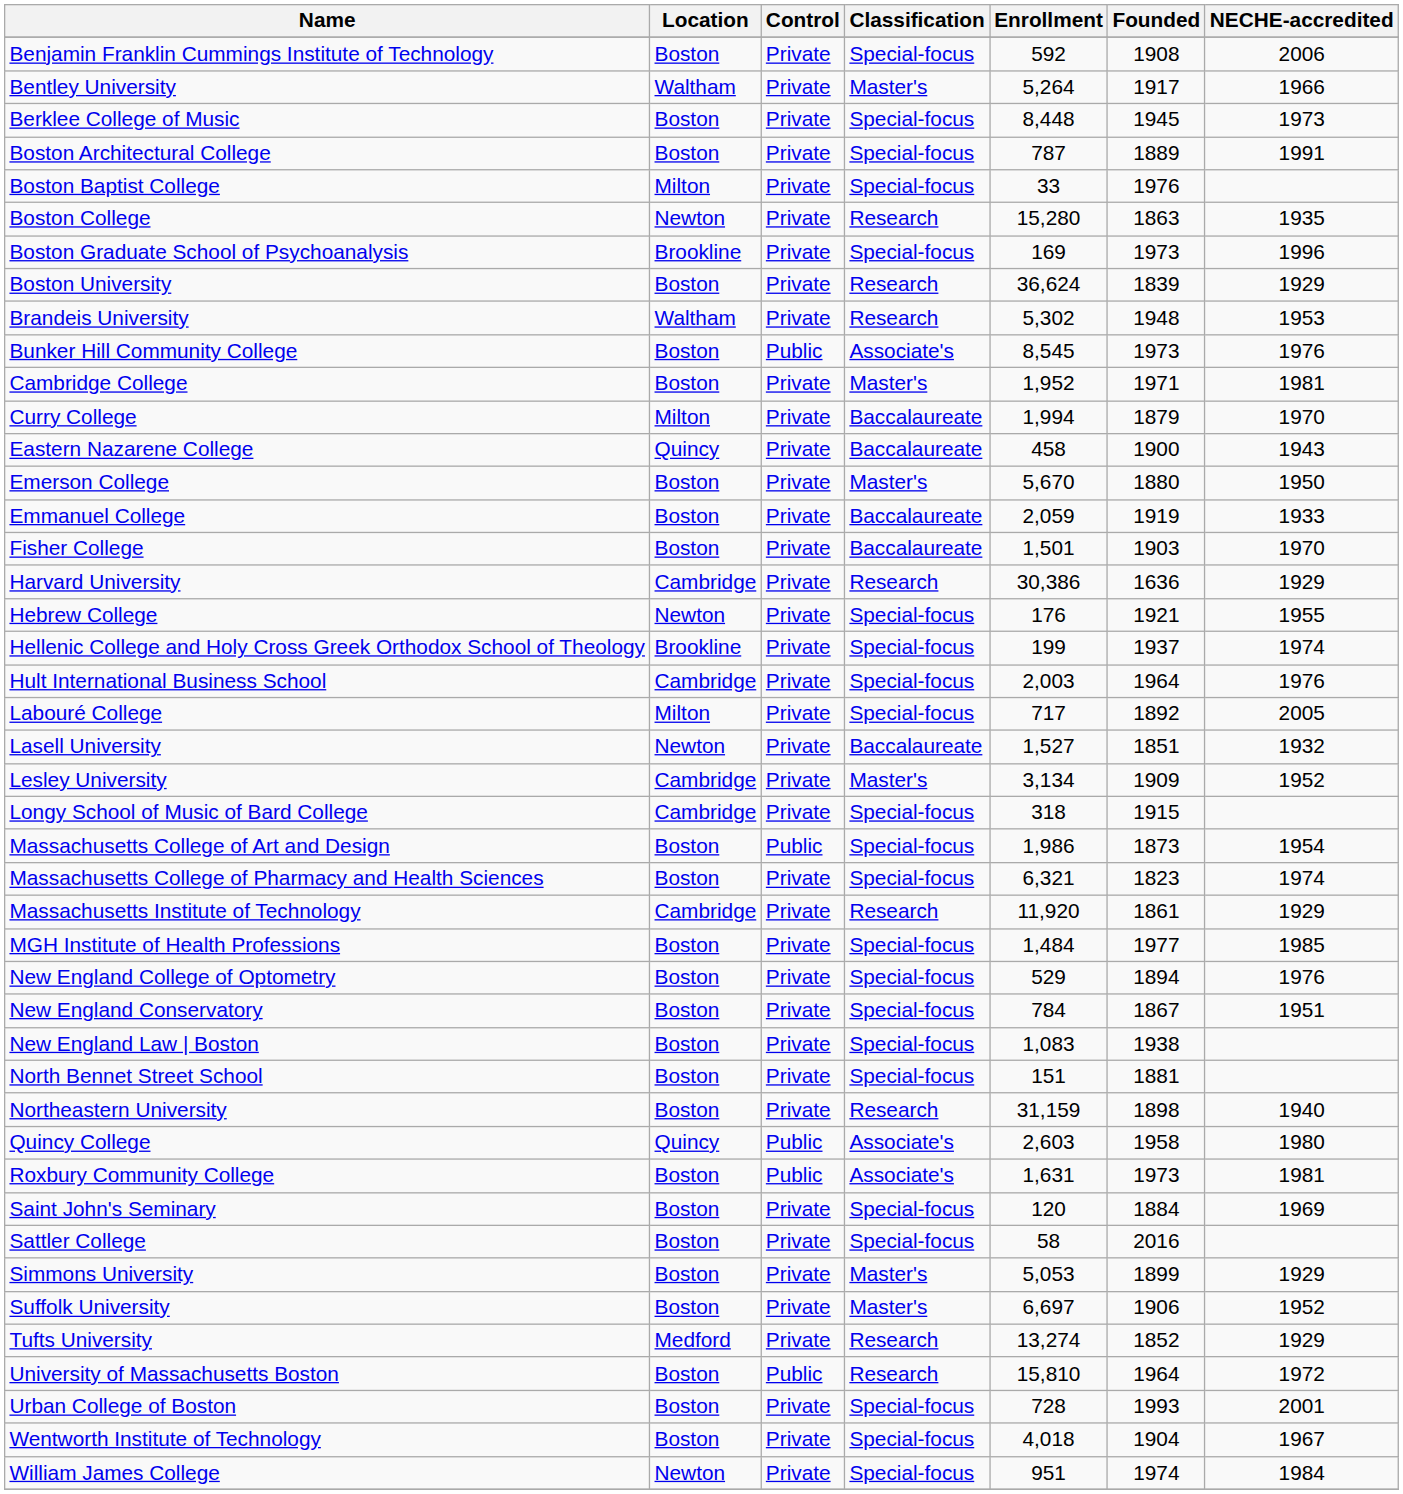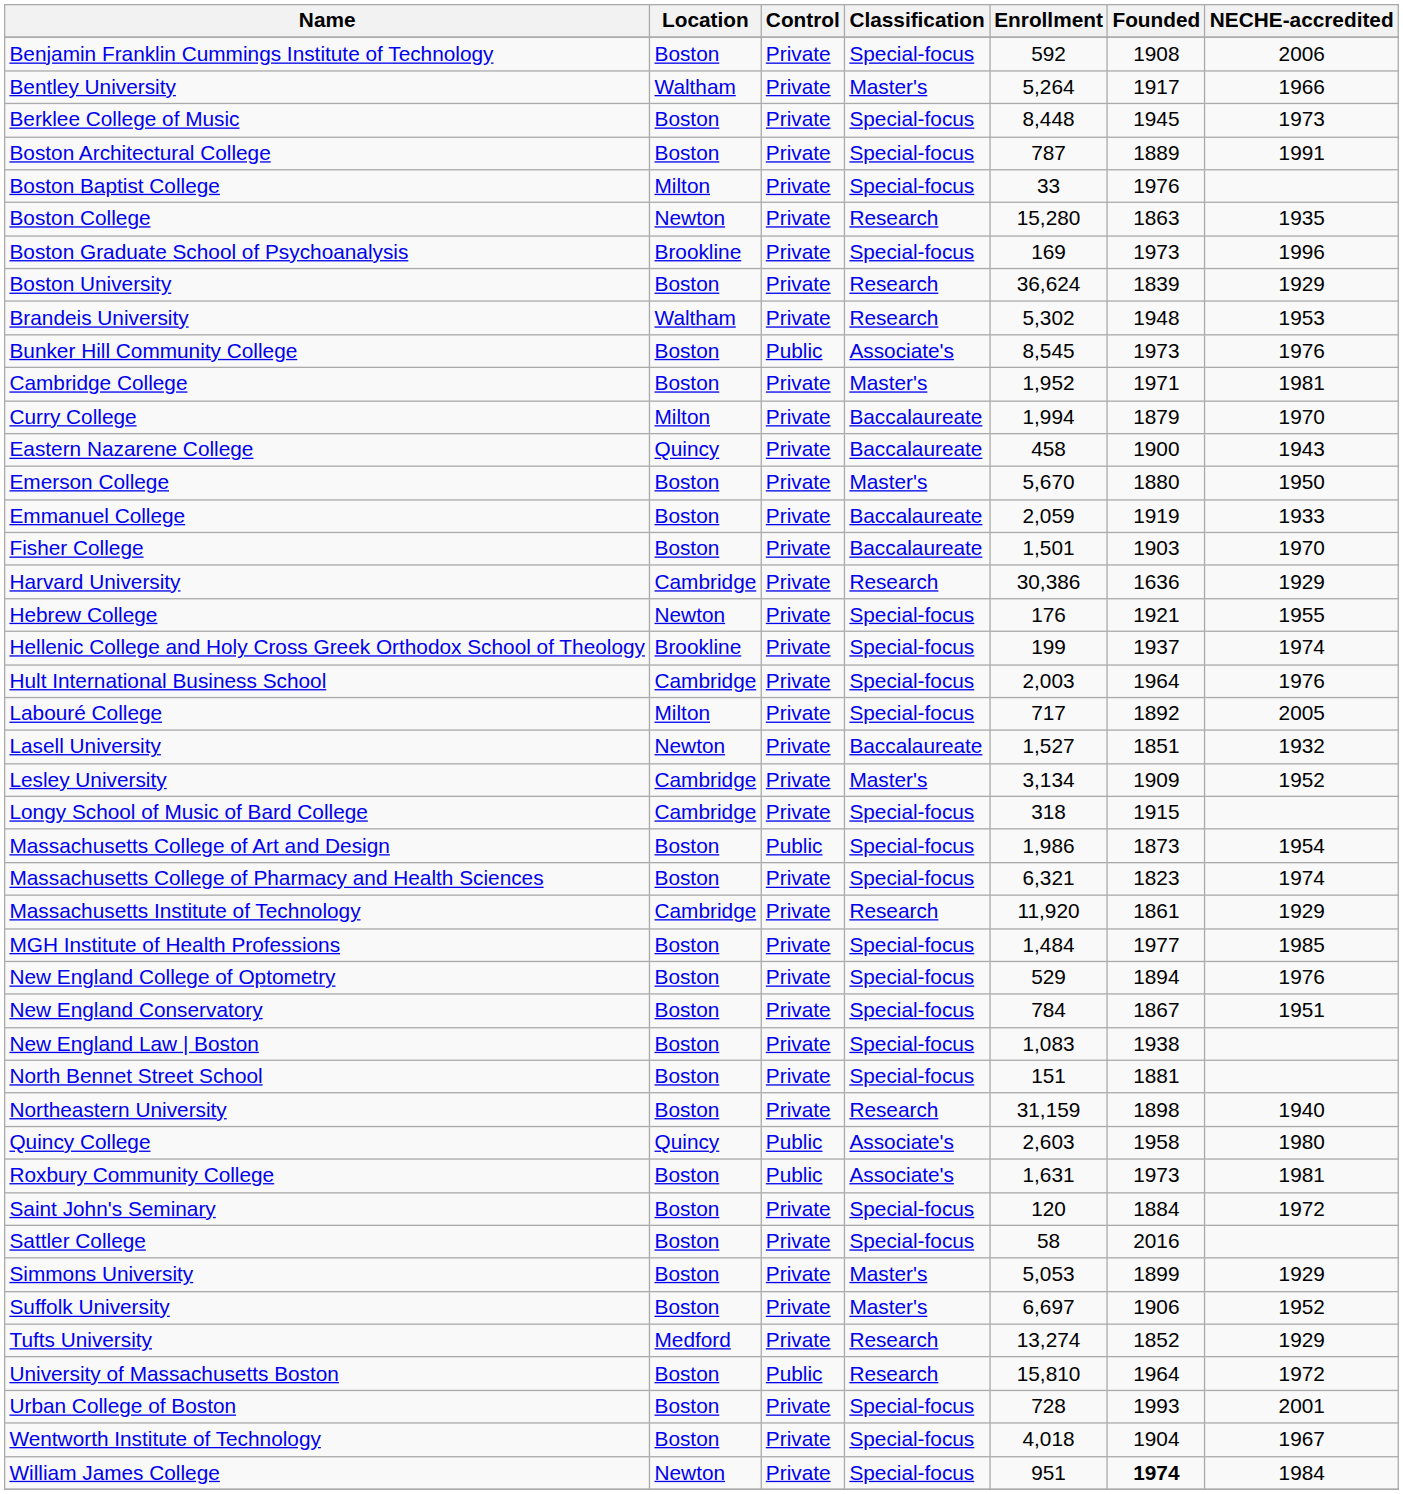(1302, 1208) 1969 -> (1302, 1208) 1972
(1156, 1472) normal -> (1156, 1472) bold
